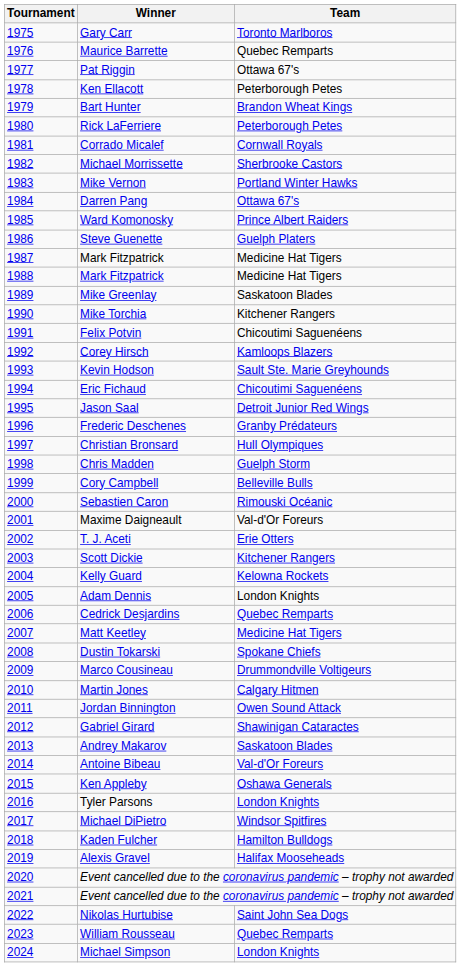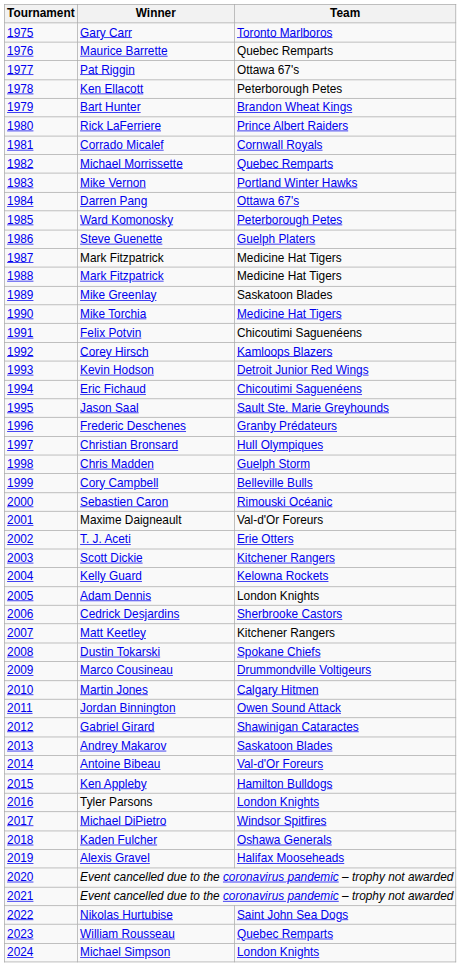(290, 126) Peterborough Petes -> (293, 126) Prince Albert Raiders
(290, 164) Sherbrooke Castors -> (285, 164) Quebec Remparts
(293, 220) Prince Albert Raiders -> (290, 220) Peterborough Petes
(286, 314) Kitchener Rangers -> (289, 314) Medicine Hat Tigers
(313, 370) Sault Ste. Marie Greyhounds -> (303, 370) Detroit Junior Red Wings
(303, 408) Detroit Junior Red Wings -> (313, 408) Sault Ste. Marie Greyhounds
(285, 614) Quebec Remparts -> (290, 614) Sherbrooke Castors
(289, 633) Medicine Hat Tigers -> (286, 633) Kitchener Rangers
(284, 783) Oshawa Generals -> (285, 783) Hamilton Bulldogs
(285, 840) Hamilton Bulldogs -> (284, 840) Oshawa Generals
